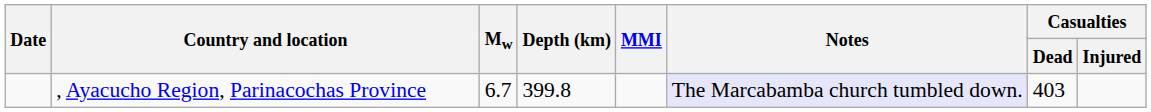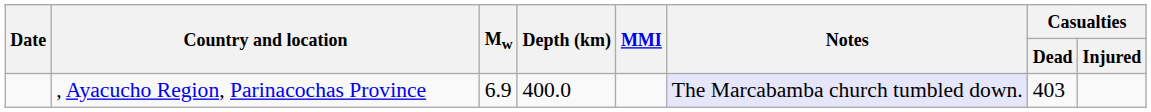(498, 90) 6.7 -> (498, 90) 6.9
(547, 90) 399.8 -> (547, 90) 400.0
